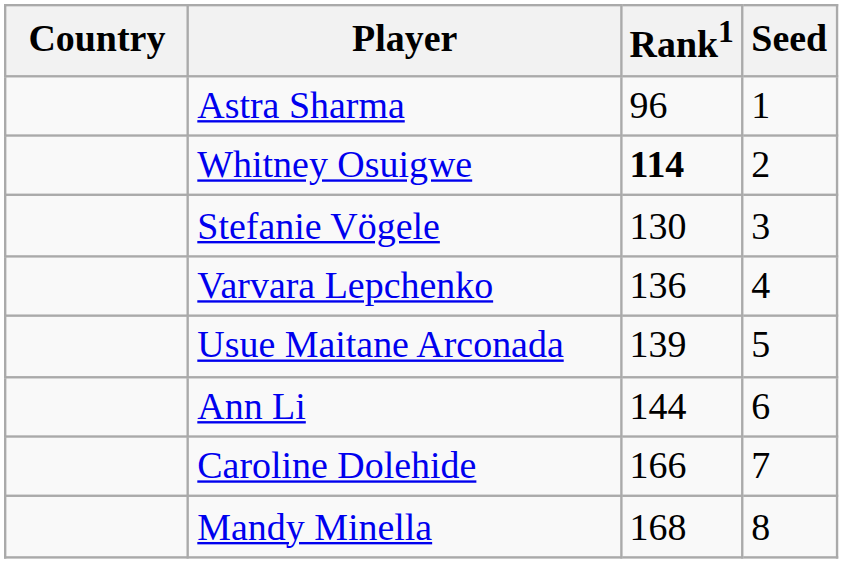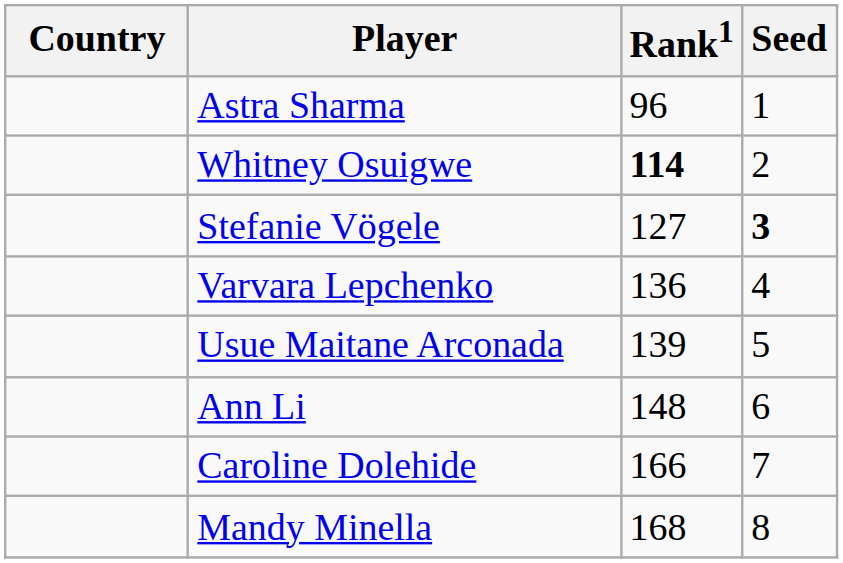(658, 225) 130 -> (658, 225) 127
(761, 225) normal -> (761, 225) bold
(658, 405) 144 -> (658, 405) 148
